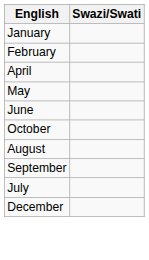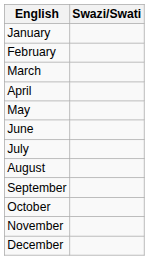+ row: (24, 71)
rows swapped: (18, 187) <-> (29, 129)
+ row: (35, 226)
